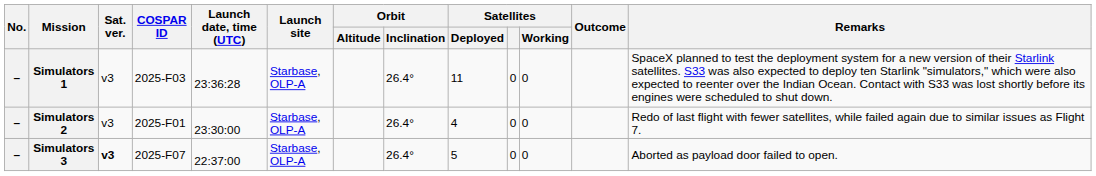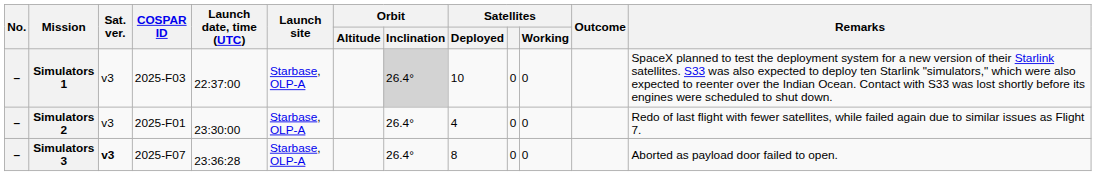(217, 84) 23:36:28 -> (217, 84) 22:37:00
(400, 78) no background -> (400, 78) lightgrey background
(457, 78) 11 -> (457, 78) 10
(217, 161) 22:37:00 -> (217, 161) 23:36:28
(454, 154) 5 -> (454, 154) 8
